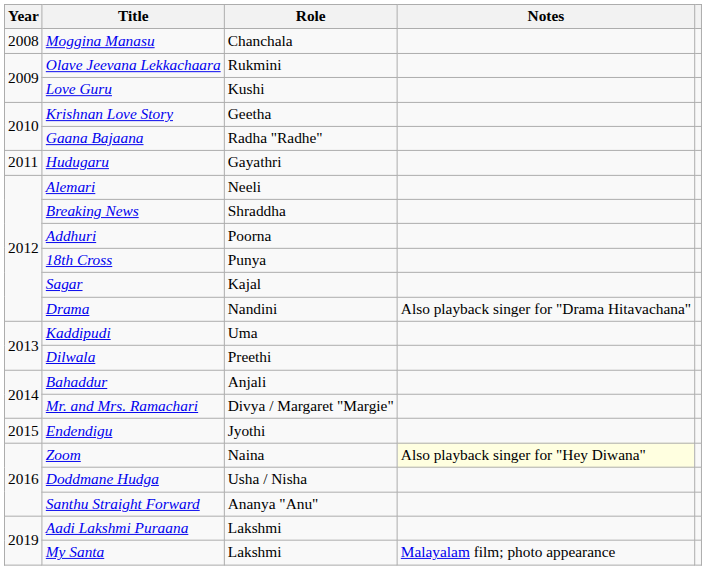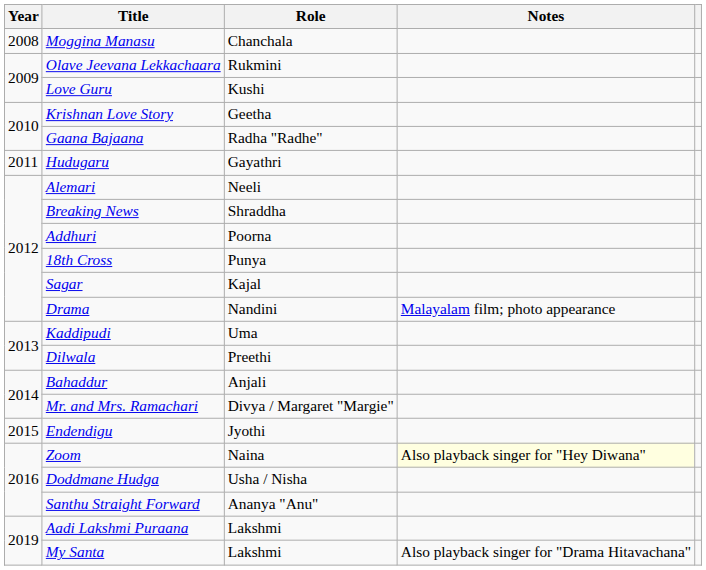(546, 308) Also playback singer for "Drama Hitavachana" -> (508, 308) Malayalam film; photo appearance
(508, 552) Malayalam film; photo appearance -> (546, 552) Also playback singer for "Drama Hitavachana"
